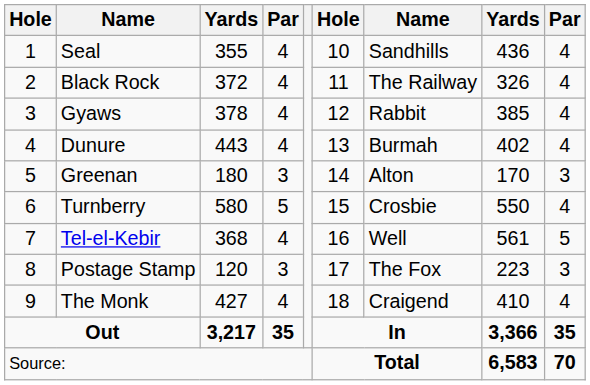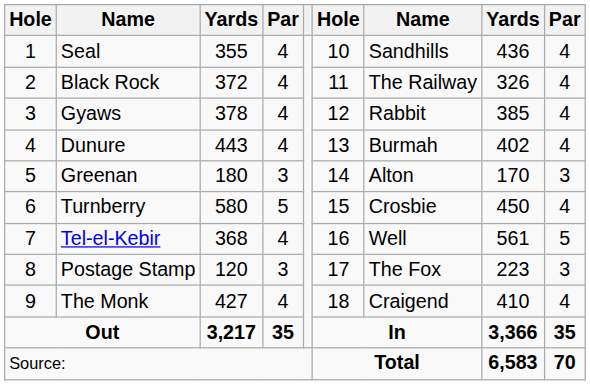(513, 207) 550 -> (513, 207) 450
